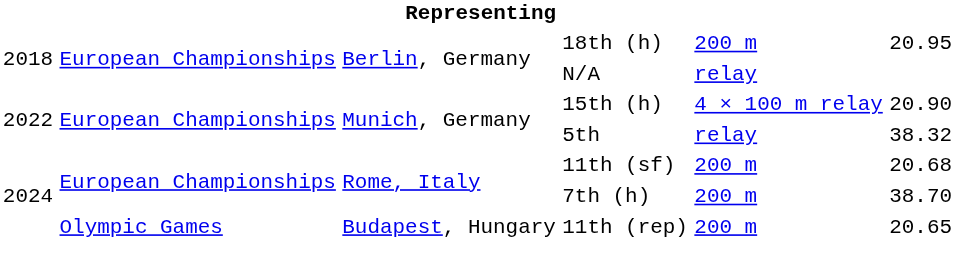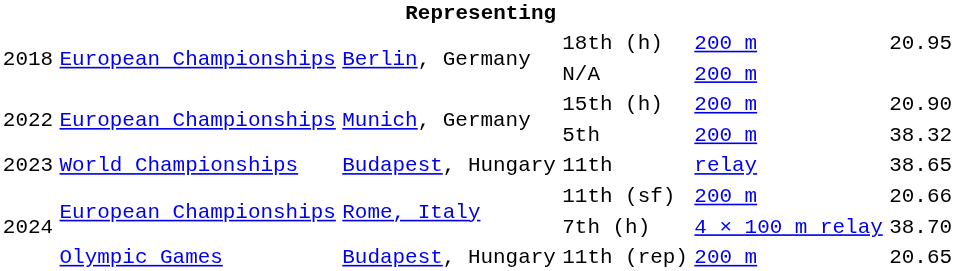(726, 74) relay -> (726, 74) 200 m
(789, 105) 4 × 100 m relay -> (726, 105) 200 m
(726, 135) relay -> (726, 135) 200 m
+ row: (587, 166)
(921, 166) 20.68 -> (921, 196) 20.66
(726, 196) 200 m -> (789, 227) 4 × 100 m relay
